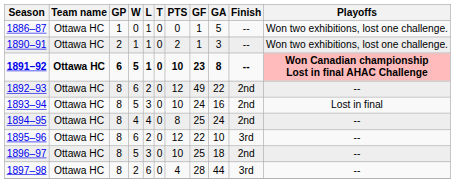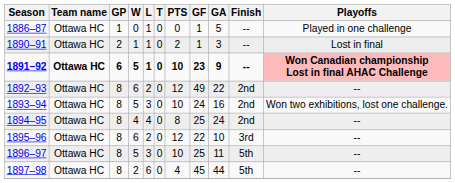(357, 28) Won two exhibitions, lost one challenge. -> (357, 28) Played in one challenge
(357, 45) Won two exhibitions, lost one challenge. -> (357, 45) Lost in final
(219, 67) 8 -> (219, 67) 9
(357, 105) Lost in final -> (357, 105) Won two exhibitions, lost one challenge.
(219, 154) 18 -> (219, 154) 11
(246, 154) 2nd -> (246, 154) 5th
(199, 170) 28 -> (199, 170) 45
(246, 170) 3rd -> (246, 170) 5th
